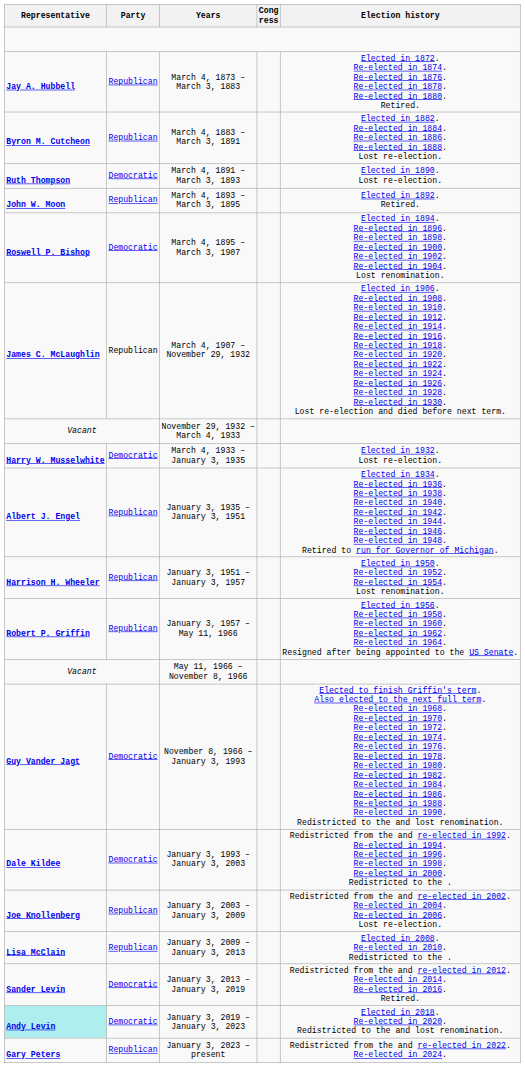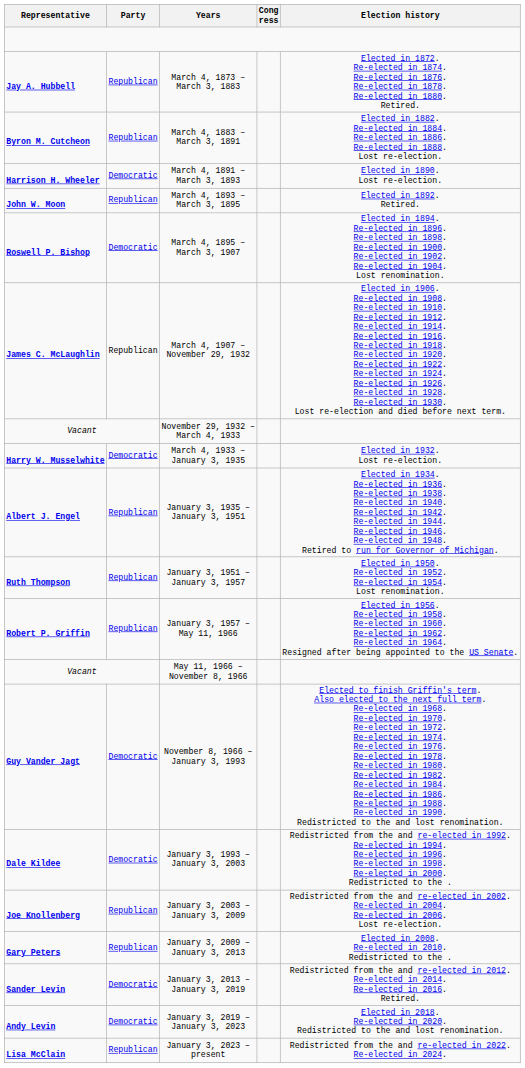(38, 180) Ruth Thompson -> (53, 180) Harrison H. Wheeler
(53, 582) Harrison H. Wheeler -> (38, 582) Ruth Thompson
(36, 953) Lisa McClain -> (33, 953) Gary Peters
(31, 1027) paleturquoise background -> (31, 1027) no background
(33, 1055) Gary Peters -> (36, 1055) Lisa McClain
